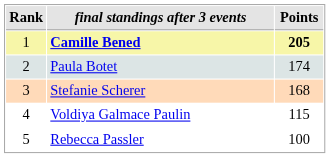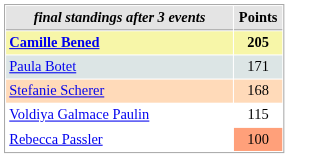- column: (26, 17)
(299, 66) 174 -> (258, 66) 171
(299, 139) no background -> (258, 139) lightsalmon background
